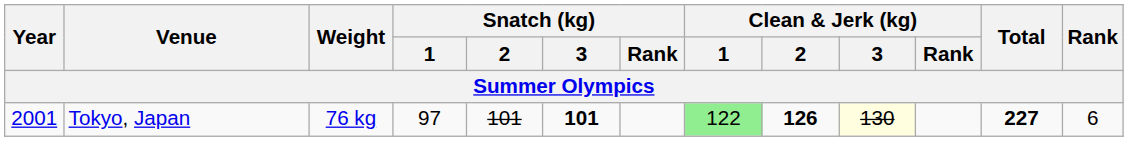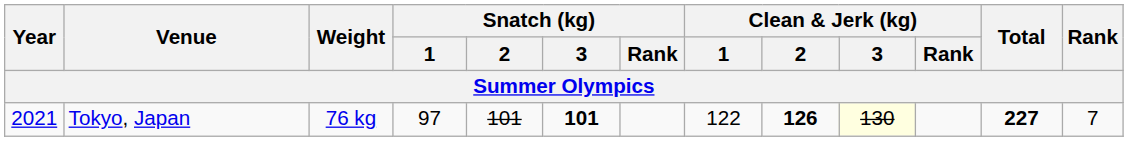(34, 119) 2001 -> (34, 119) 2021
(723, 119) lightgreen background -> (723, 119) no background
(1093, 119) 6 -> (1093, 119) 7
